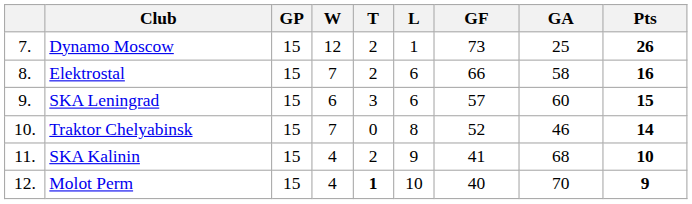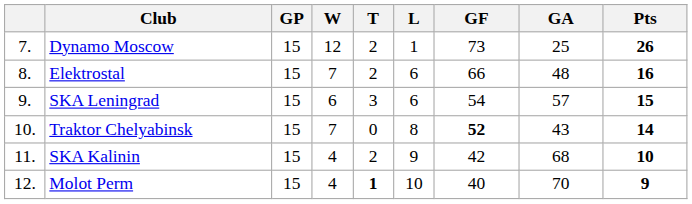(561, 73) 58 -> (561, 73) 48
(476, 101) 57 -> (476, 101) 54
(561, 101) 60 -> (561, 101) 57
(476, 128) normal -> (476, 128) bold
(561, 128) 46 -> (561, 128) 43
(476, 156) 41 -> (476, 156) 42
